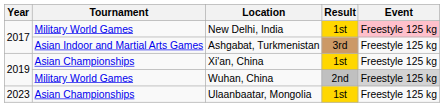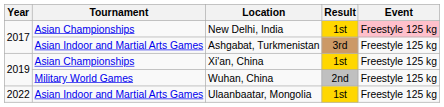(84, 29) Military World Games -> (84, 29) Asian Championships
(399, 78) lightgrey background -> (399, 78) no background
(18, 95) 2023 -> (18, 95) 2022
(84, 95) Asian Championships -> (119, 95) Asian Indoor and Martial Arts Games
